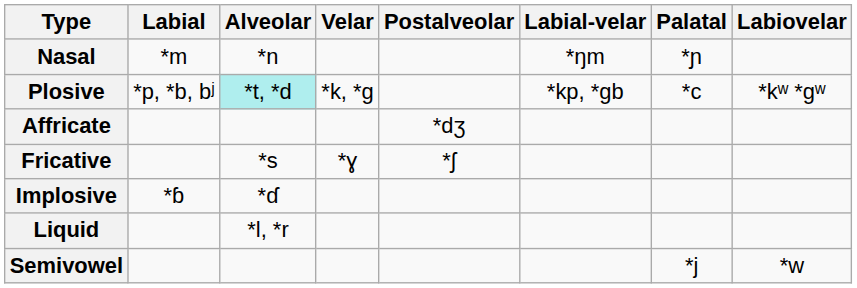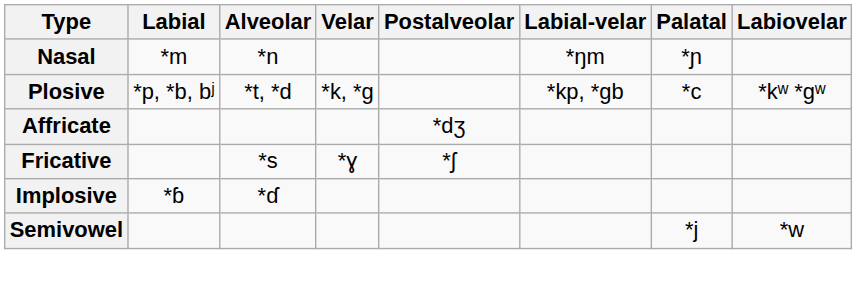(268, 91) paleturquoise background -> (268, 91) no background
- row: (66, 230)
